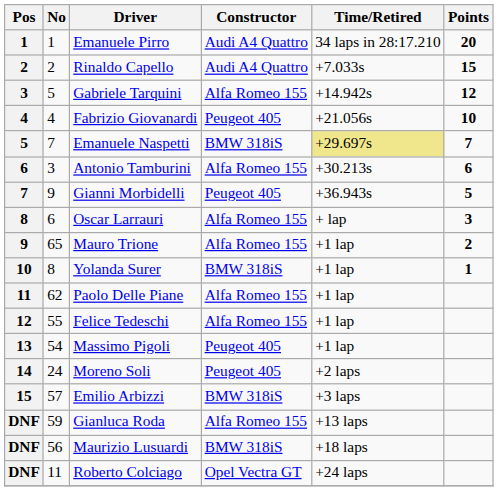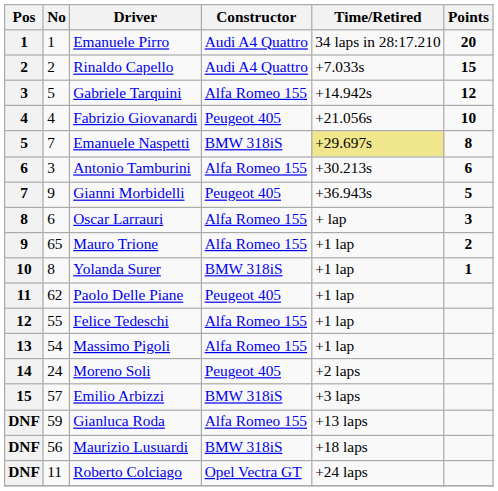(468, 143) 7 -> (468, 143) 8
(256, 295) Alfa Romeo 155 -> (243, 295) Peugeot 405
(243, 346) Peugeot 405 -> (256, 346) Alfa Romeo 155
